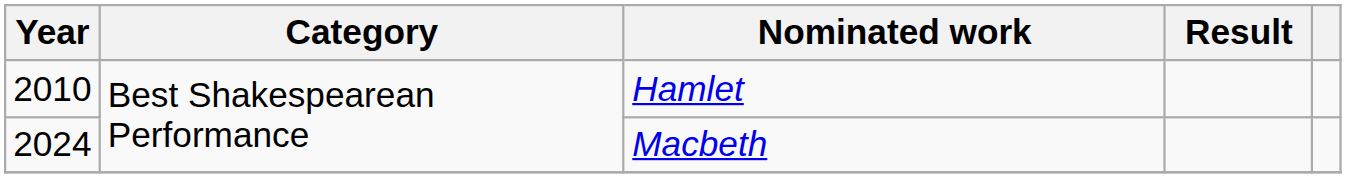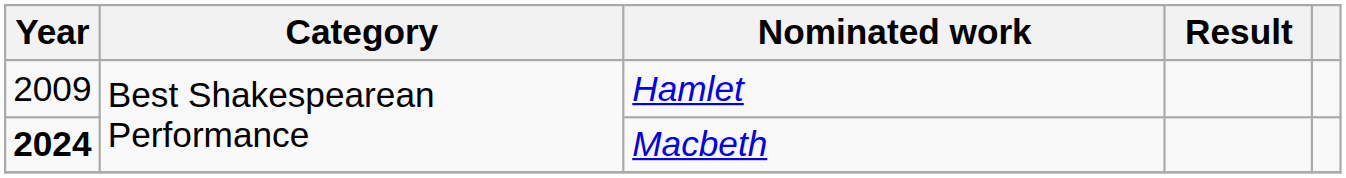(52, 88) 2010 -> (52, 88) 2009
(52, 144) normal -> (52, 144) bold
